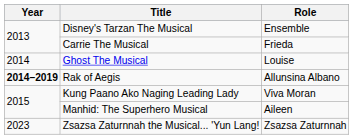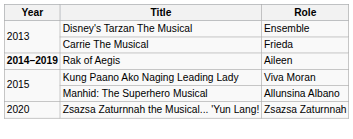- row: (105, 61)
(302, 77) Allunsina Albano -> (278, 61) Aileen
(278, 110) Aileen -> (302, 93) Allunsina Albano
(18, 126) 2023 -> (18, 110) 2020
